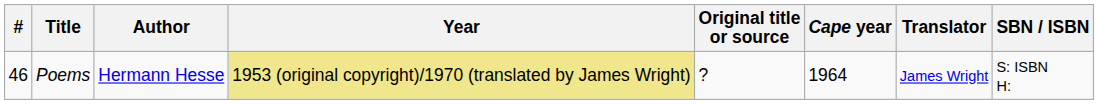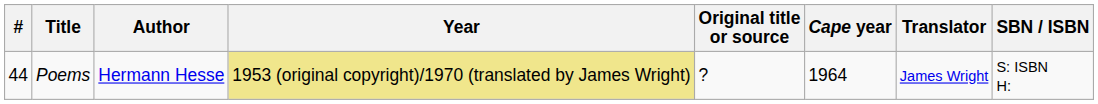(18, 75) 46 -> (18, 75) 44
